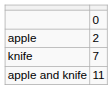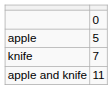(96, 38) 2 -> (96, 38) 5
